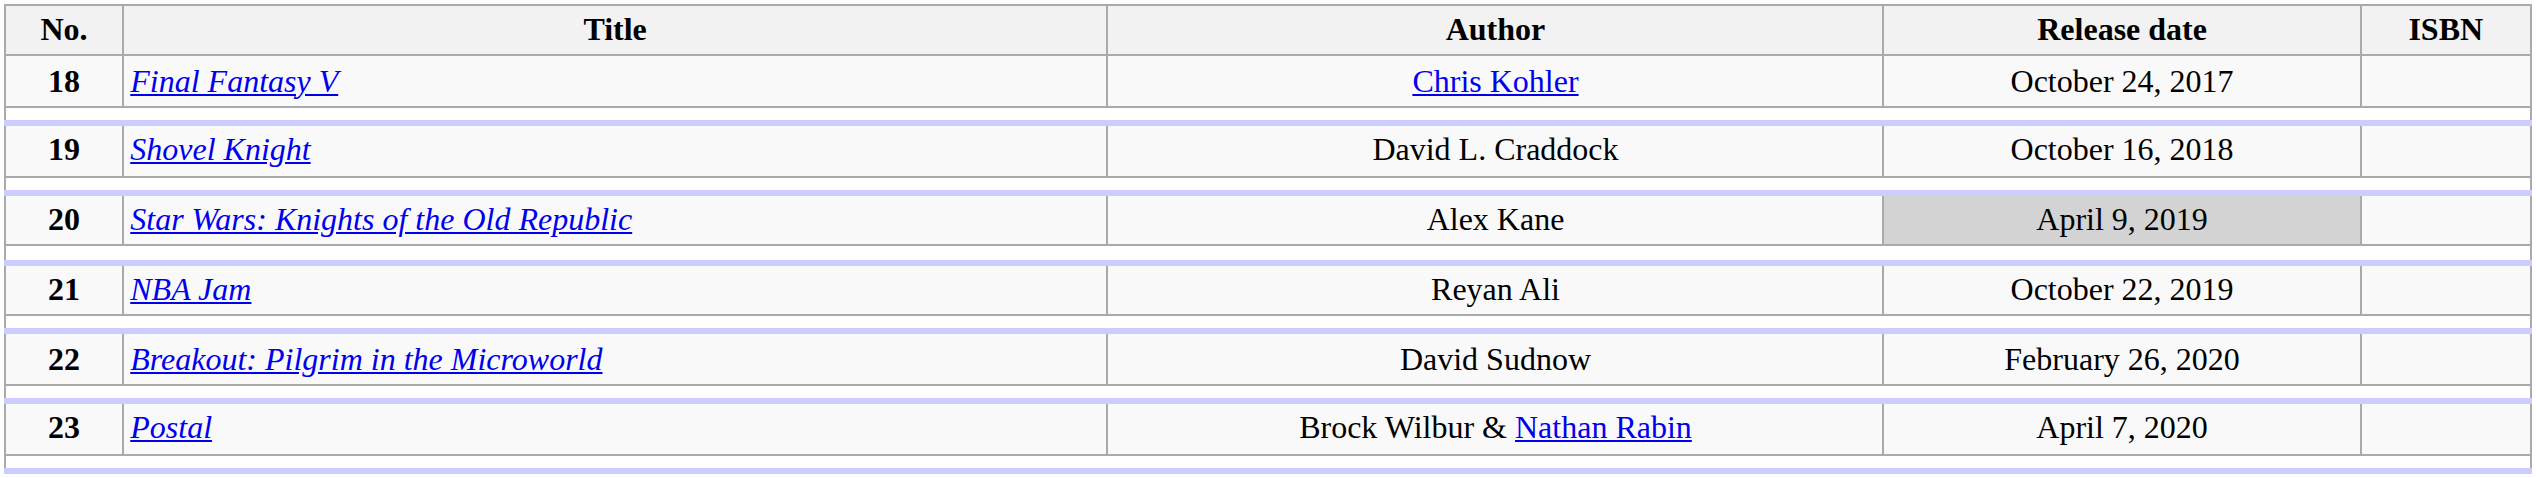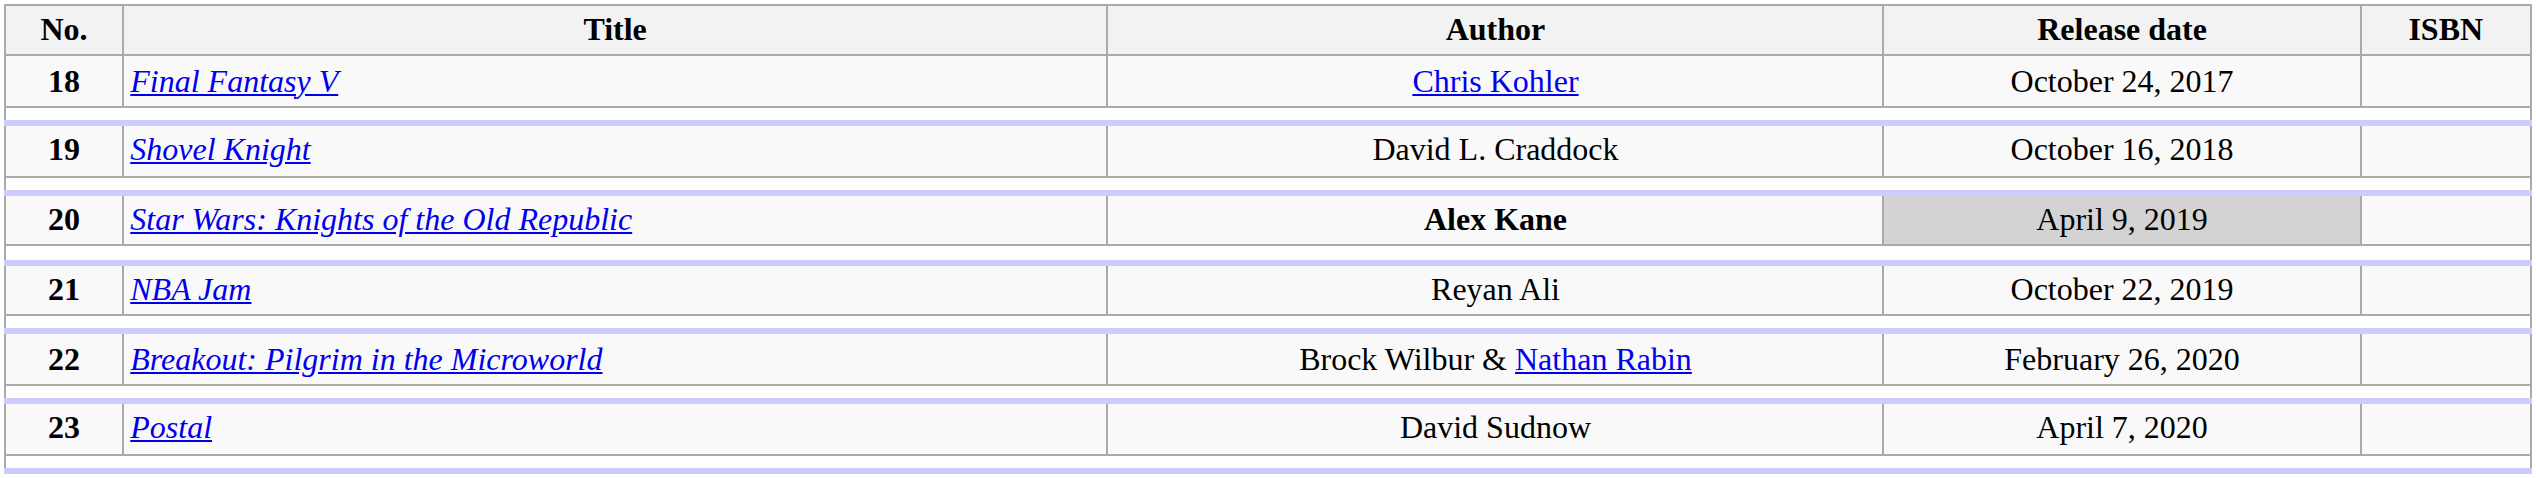(1495, 219) normal -> (1495, 219) bold
(1495, 358) David Sudnow -> (1495, 358) Brock Wilbur & Nathan Rabin
(1495, 428) Brock Wilbur & Nathan Rabin -> (1495, 428) David Sudnow
